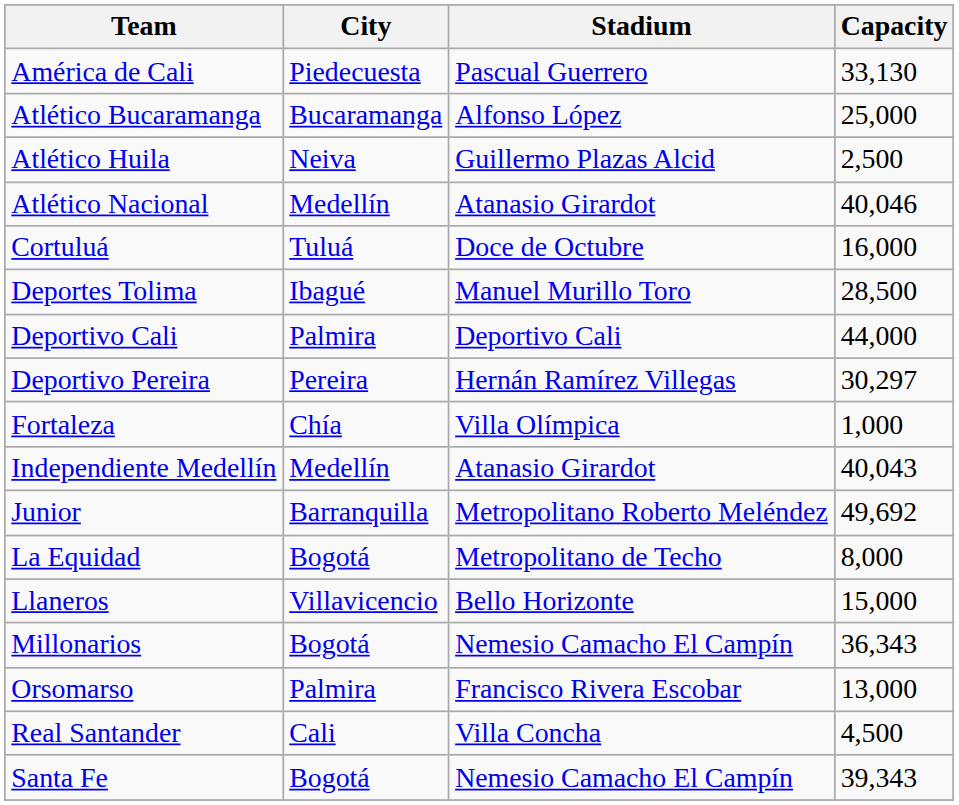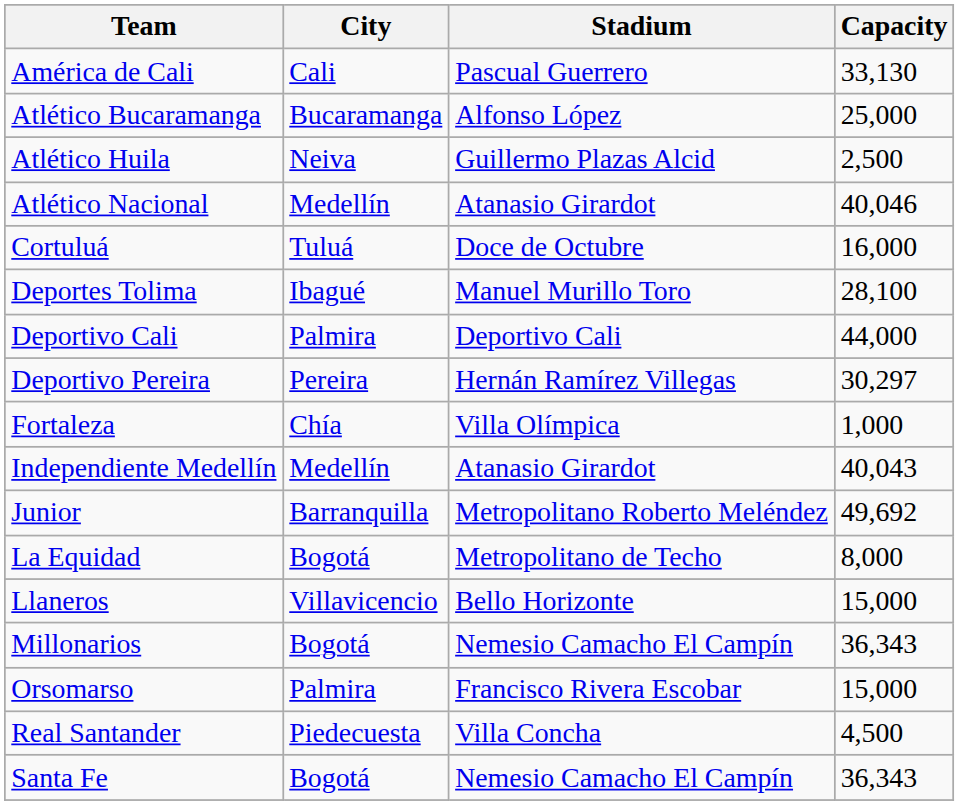(355, 70) Piedecuesta -> (312, 70) Cali
(879, 291) 28,500 -> (879, 291) 28,100
(879, 688) 13,000 -> (879, 688) 15,000
(312, 733) Cali -> (355, 733) Piedecuesta
(879, 777) 39,343 -> (879, 777) 36,343
